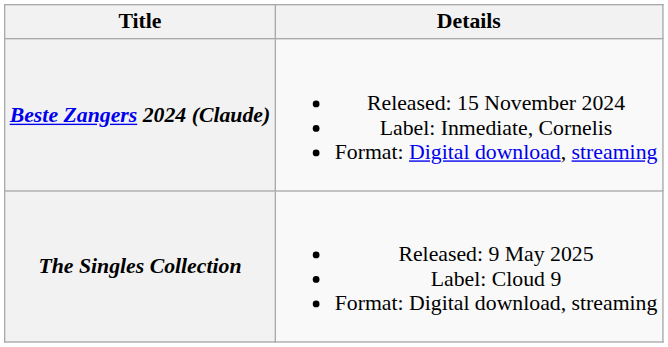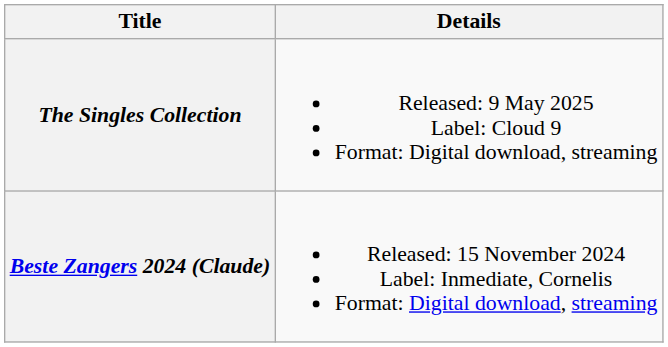rows swapped: (140, 114) <-> (140, 266)
